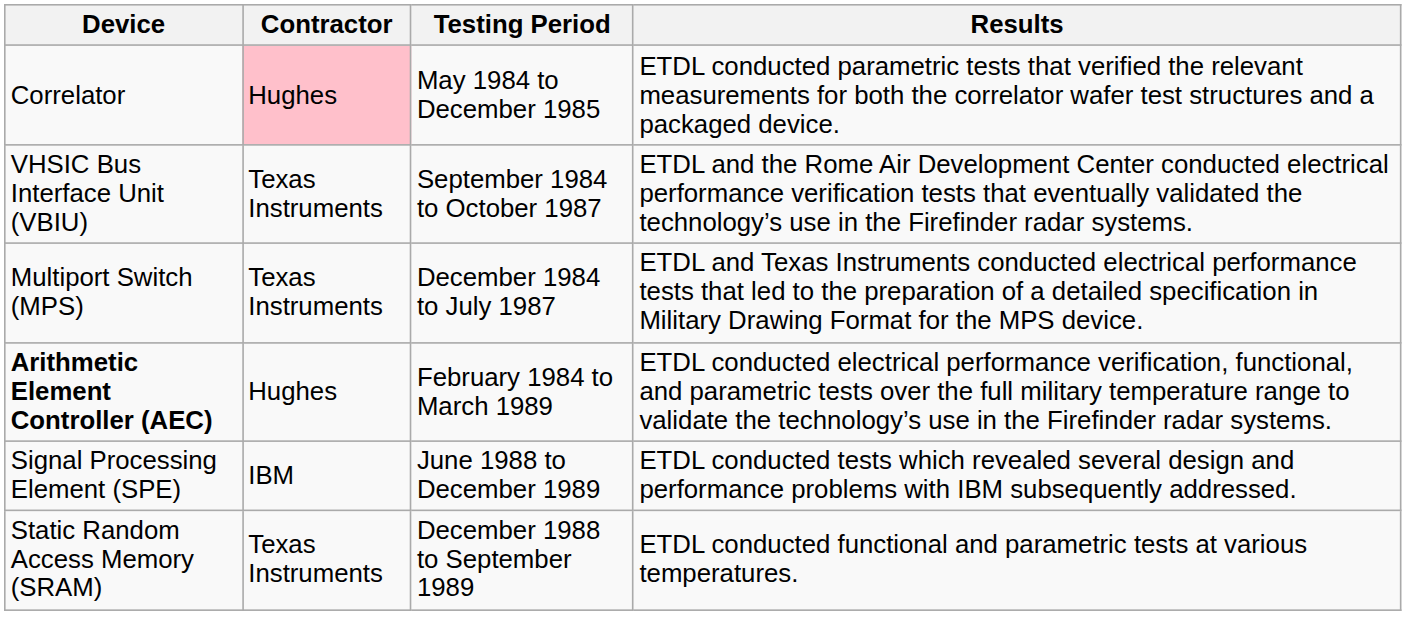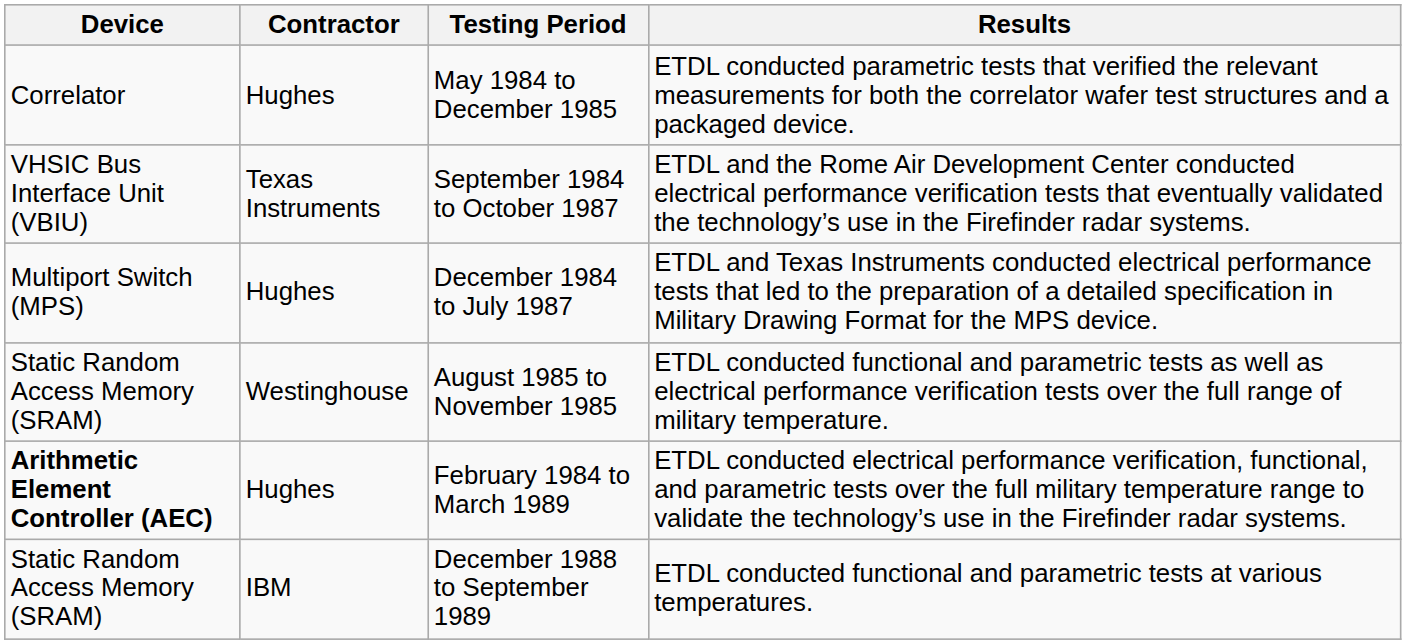(293, 94) pink background -> (290, 94) no background
(316, 292) Texas Instruments -> (290, 292) Hughes
+ row: (525, 391)
- row: (509, 475)
(316, 559) Texas Instruments -> (269, 588) IBM
